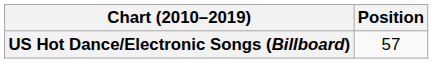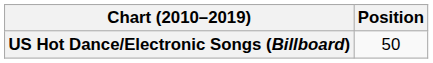(391, 44) 57 -> (391, 44) 50
